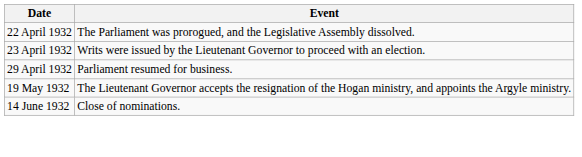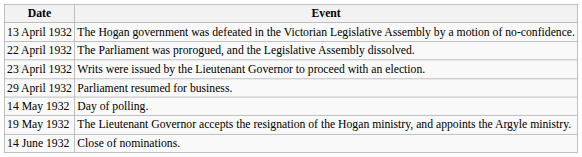+ row: (40, 32)
+ row: (38, 106)
